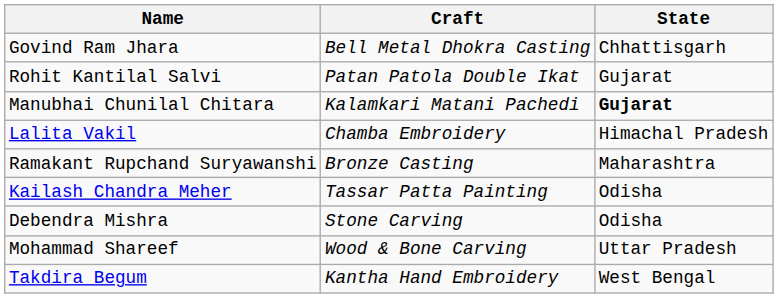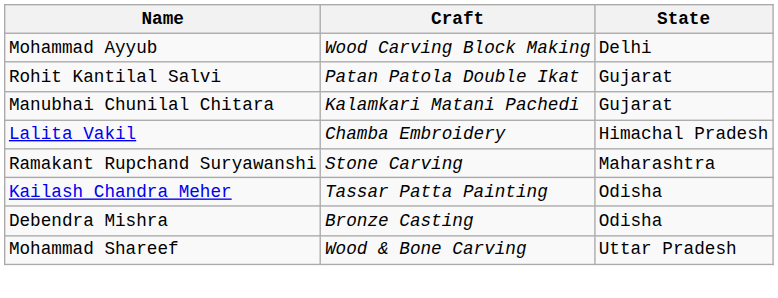- row: (94, 48)
+ row: (83, 48)
(636, 106) bold -> (636, 106) normal
(399, 163) Bronze Casting -> (394, 163) Stone Carving
(394, 221) Stone Carving -> (399, 221) Bronze Casting
- row: (78, 278)
